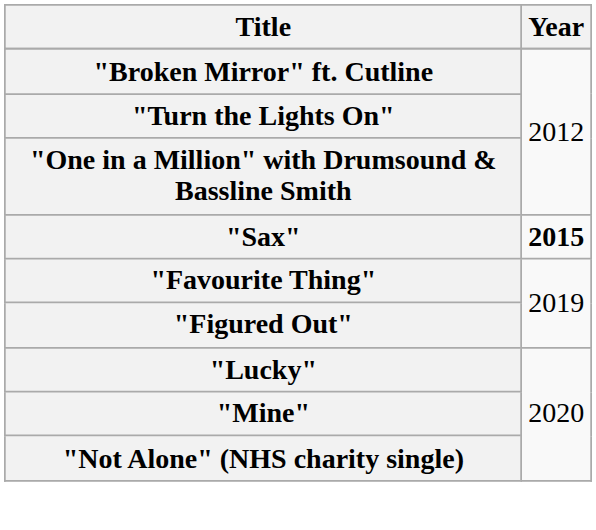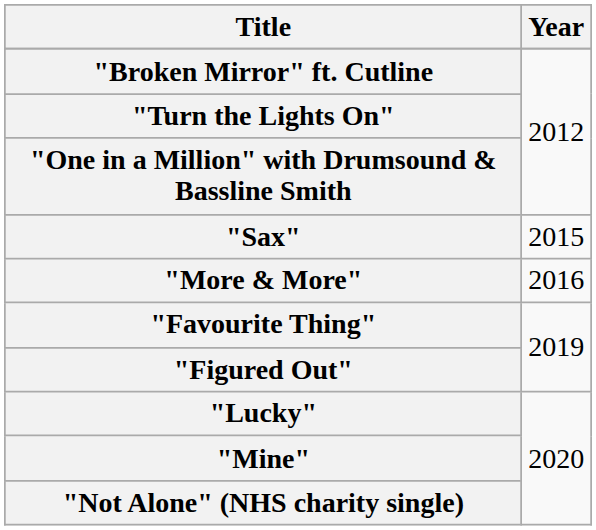(556, 235) bold -> (556, 235) normal
+ row: (263, 280)
